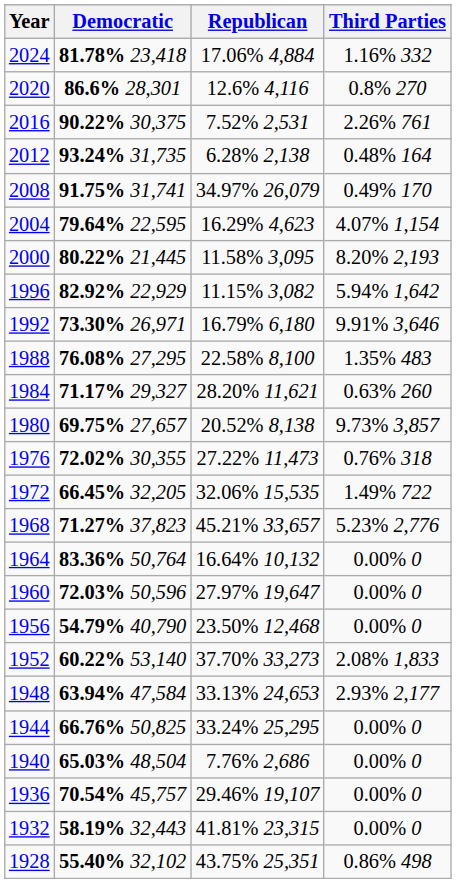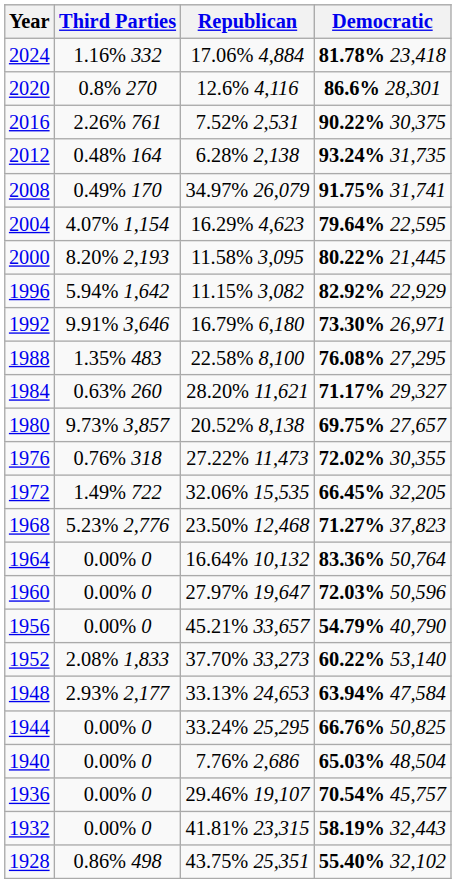columns swapped: (123, 21) <-> (387, 21)
(258, 525) 45.21% 33,657 -> (247, 525) 23.50% 12,468
(258, 626) 23.50% 12,468 -> (247, 626) 45.21% 33,657
